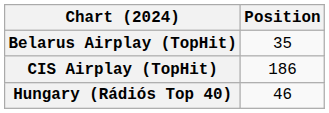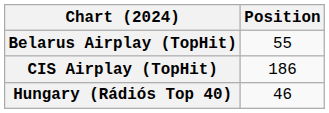(282, 43) 35 -> (282, 43) 55
